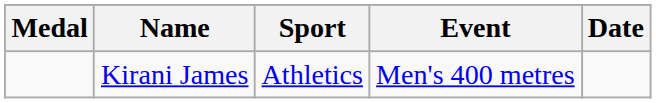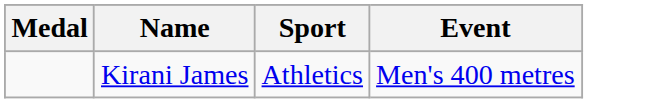- column: (616, 27)
